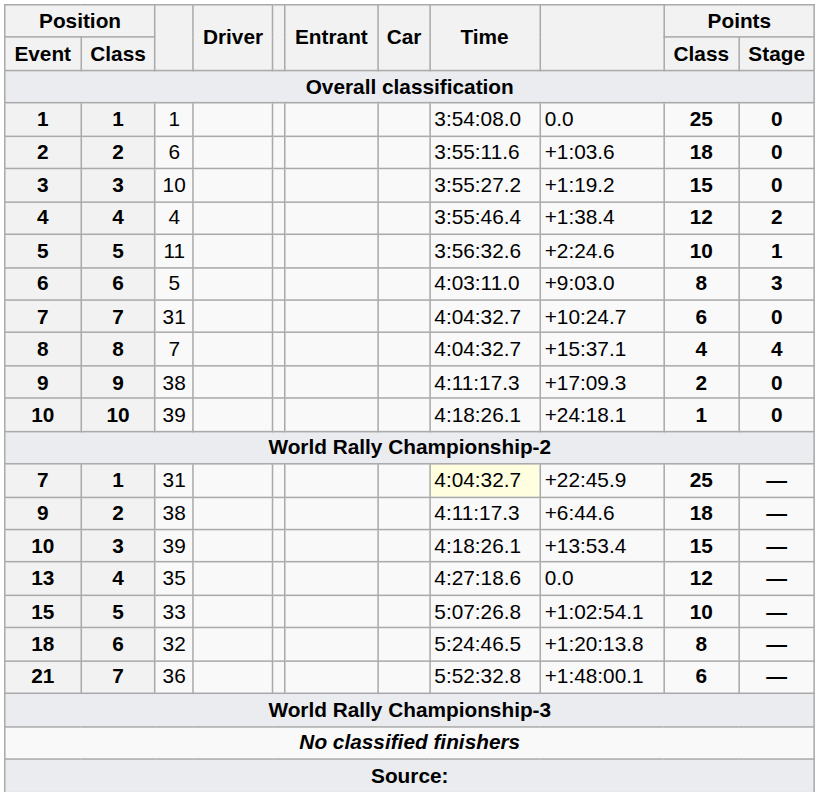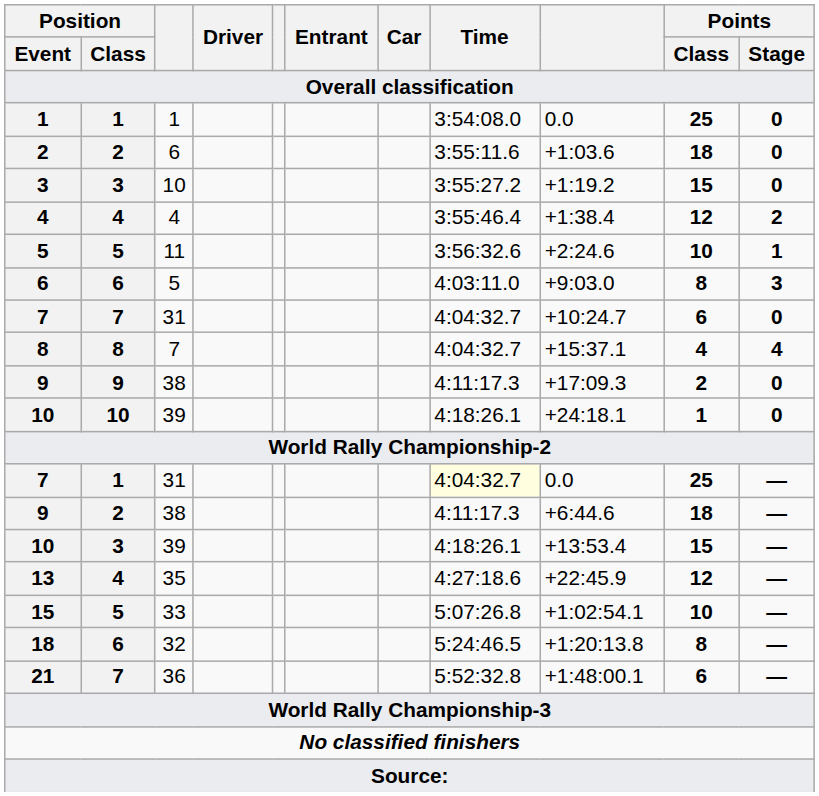(585, 480) +22:45.9 -> (559, 480) 0.0
(559, 578) 0.0 -> (585, 578) +22:45.9
